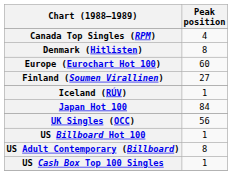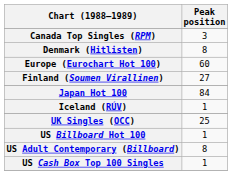(205, 36) 4 -> (205, 36) 3
rows swapped: (93, 92) <-> (93, 107)
(205, 121) 56 -> (205, 121) 25
